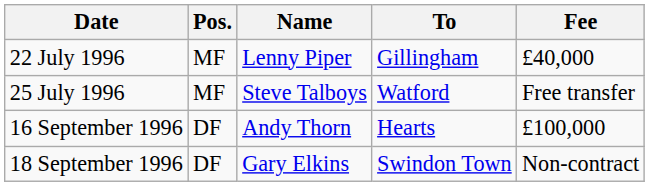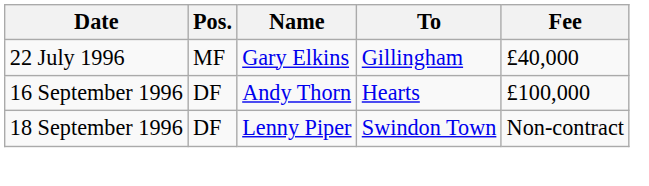(297, 57) Lenny Piper -> (296, 57) Gary Elkins
- row: (67, 92)
(296, 163) Gary Elkins -> (297, 127) Lenny Piper
